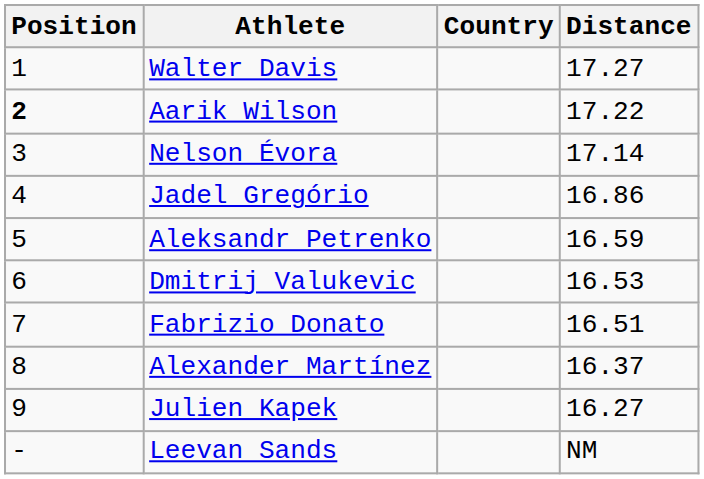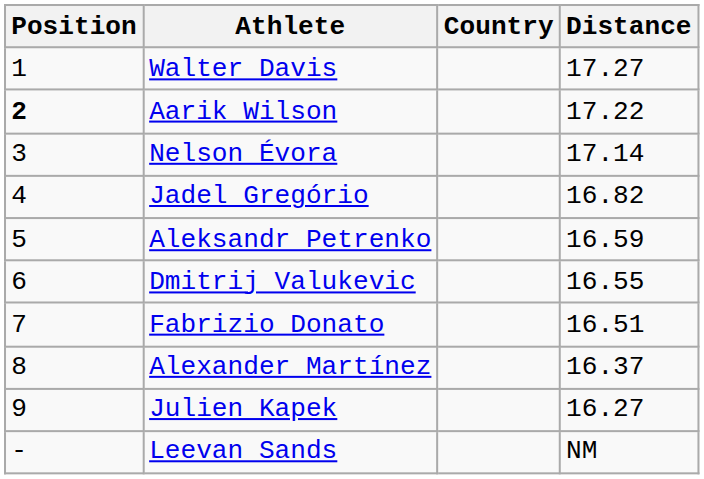(605, 197) 16.86 -> (605, 197) 16.82
(605, 282) 16.53 -> (605, 282) 16.55
